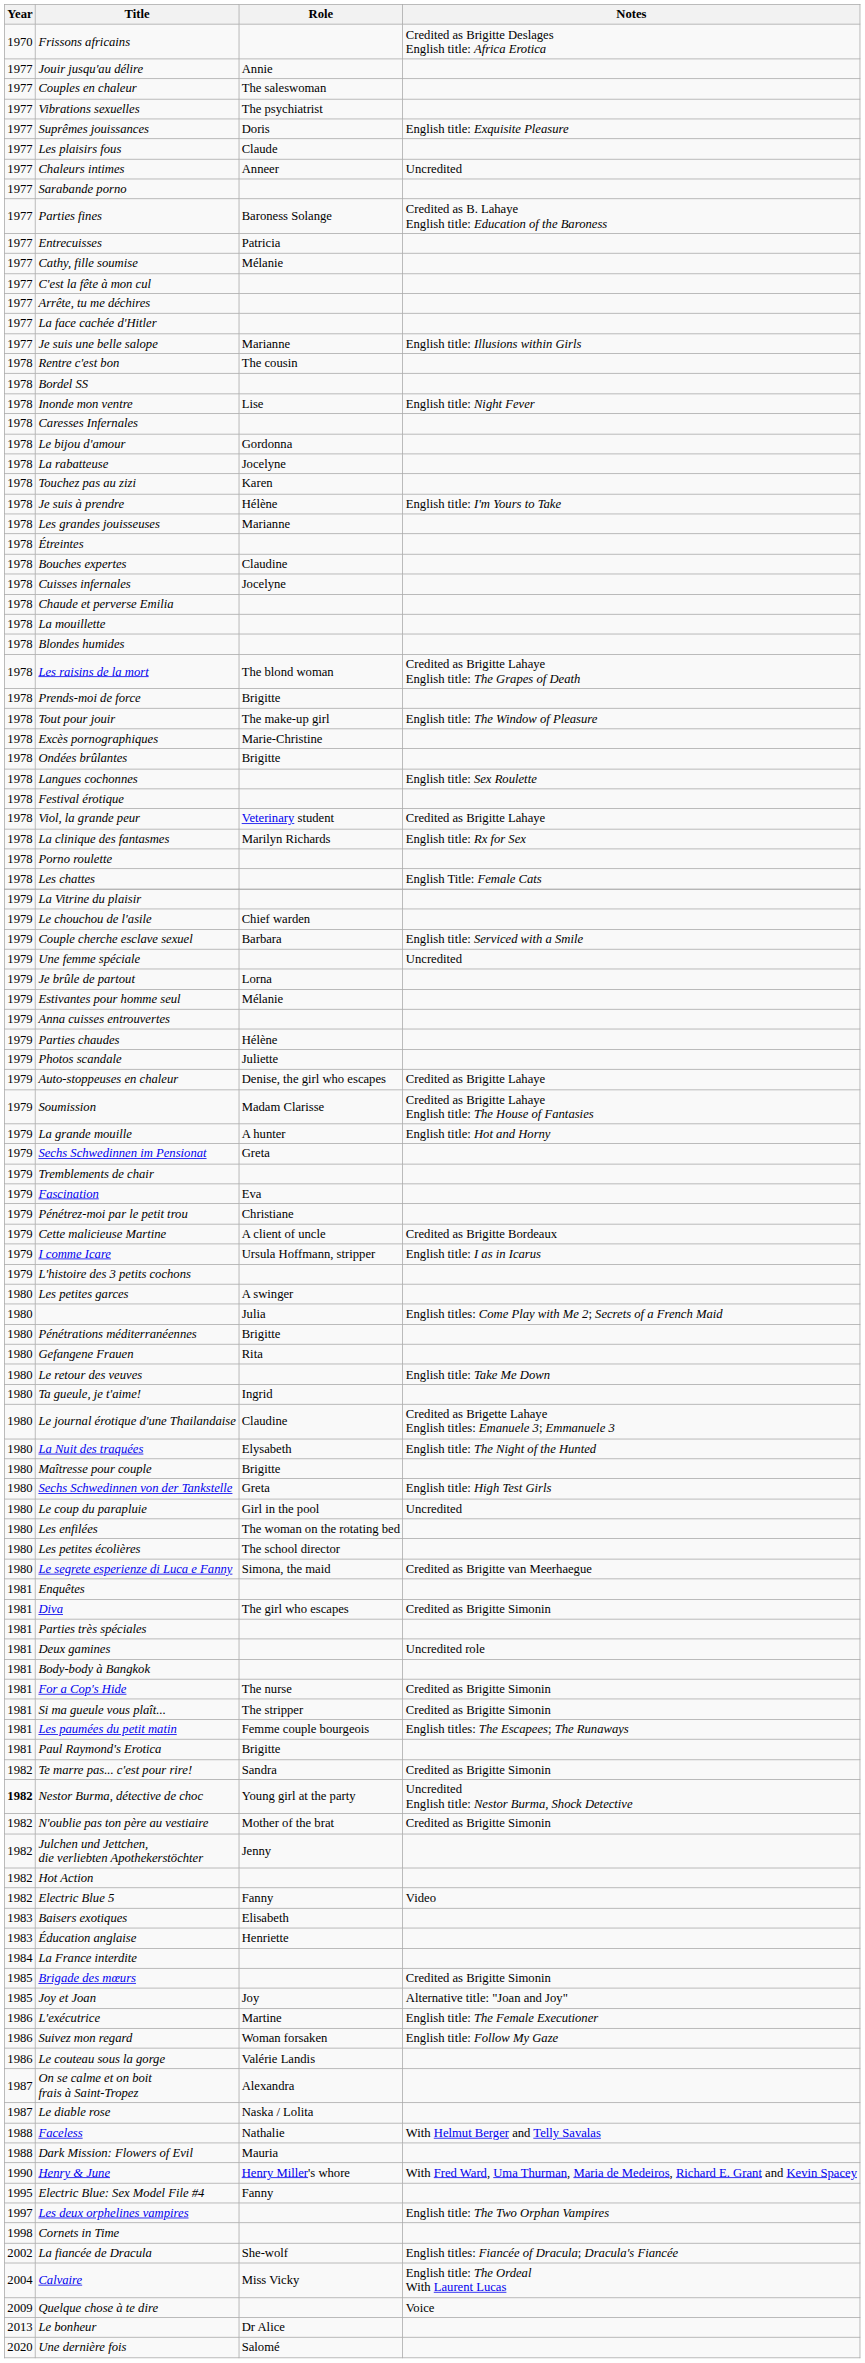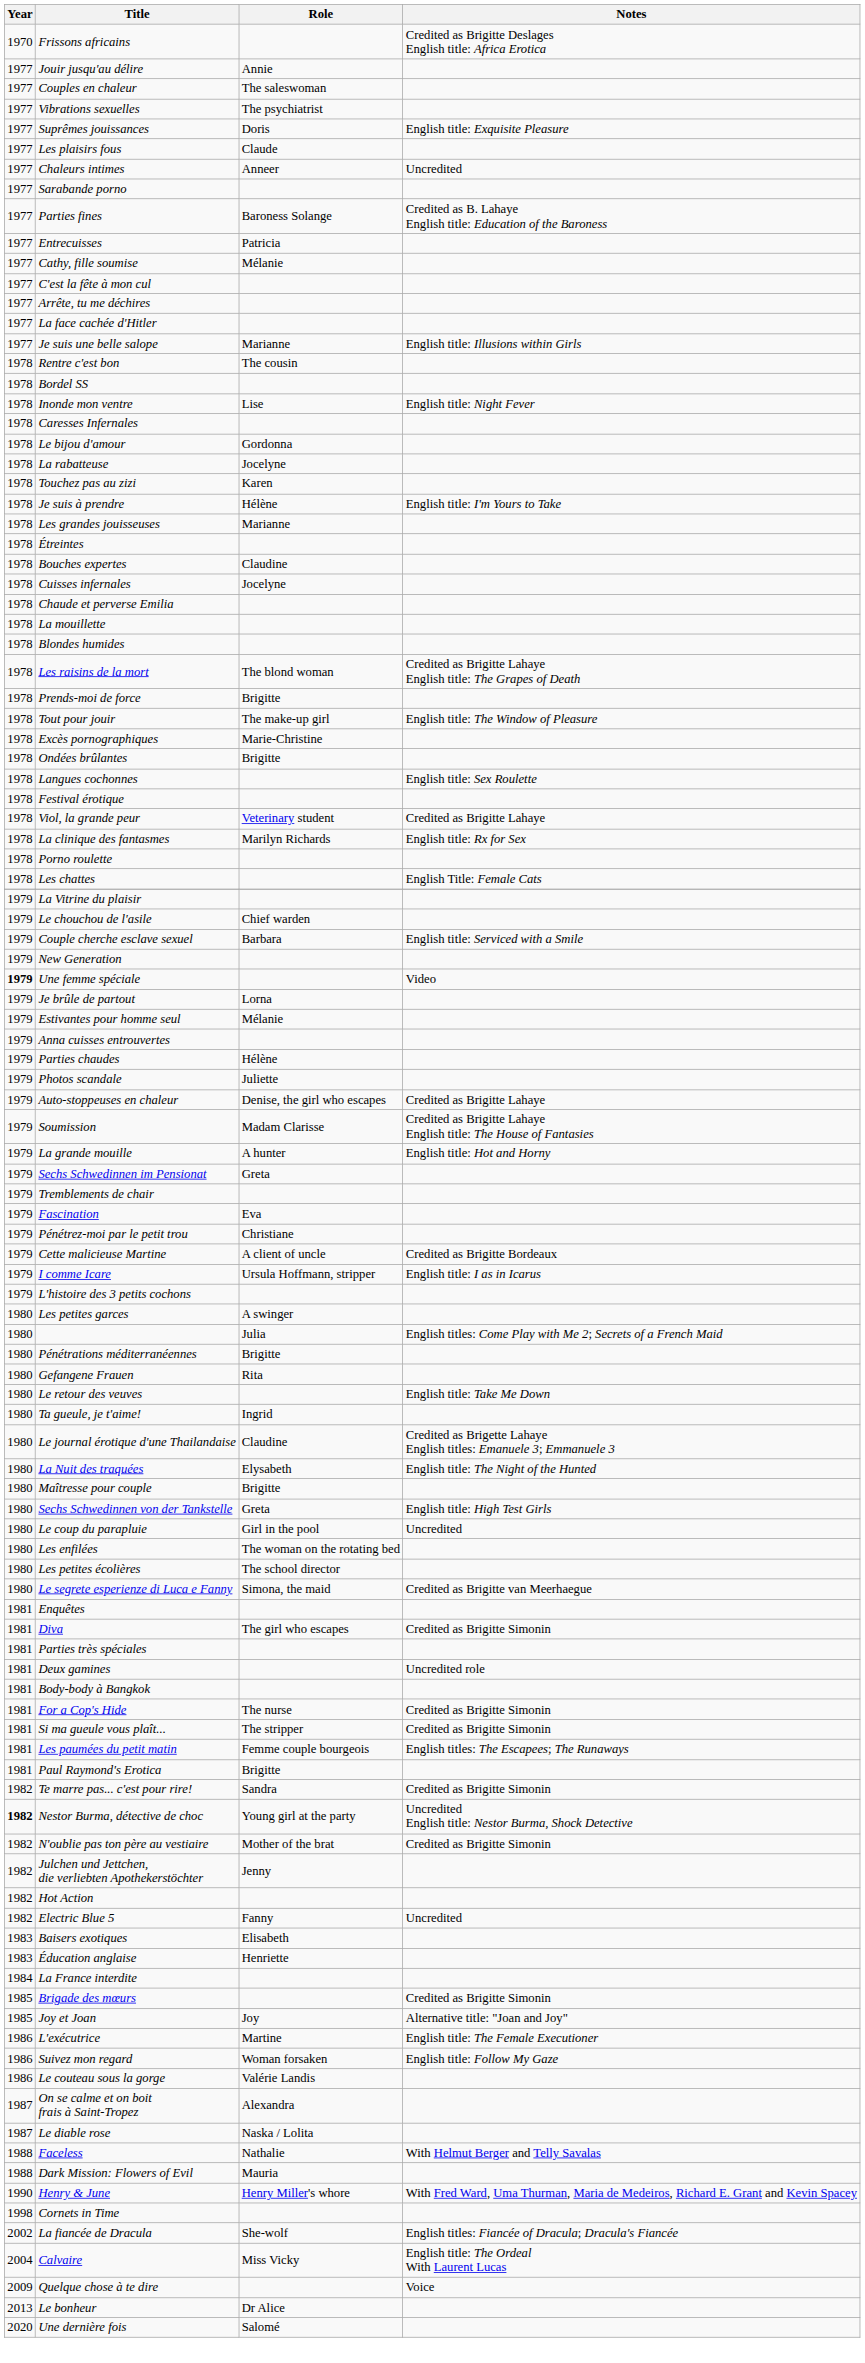+ row: (80, 959)
(20, 959) normal -> (20, 979) bold
(434, 959) Uncredited -> (421, 979) Video
(421, 1898) Video -> (434, 1918) Uncredited
- row: (121, 2193)
- row: (113, 2213)
